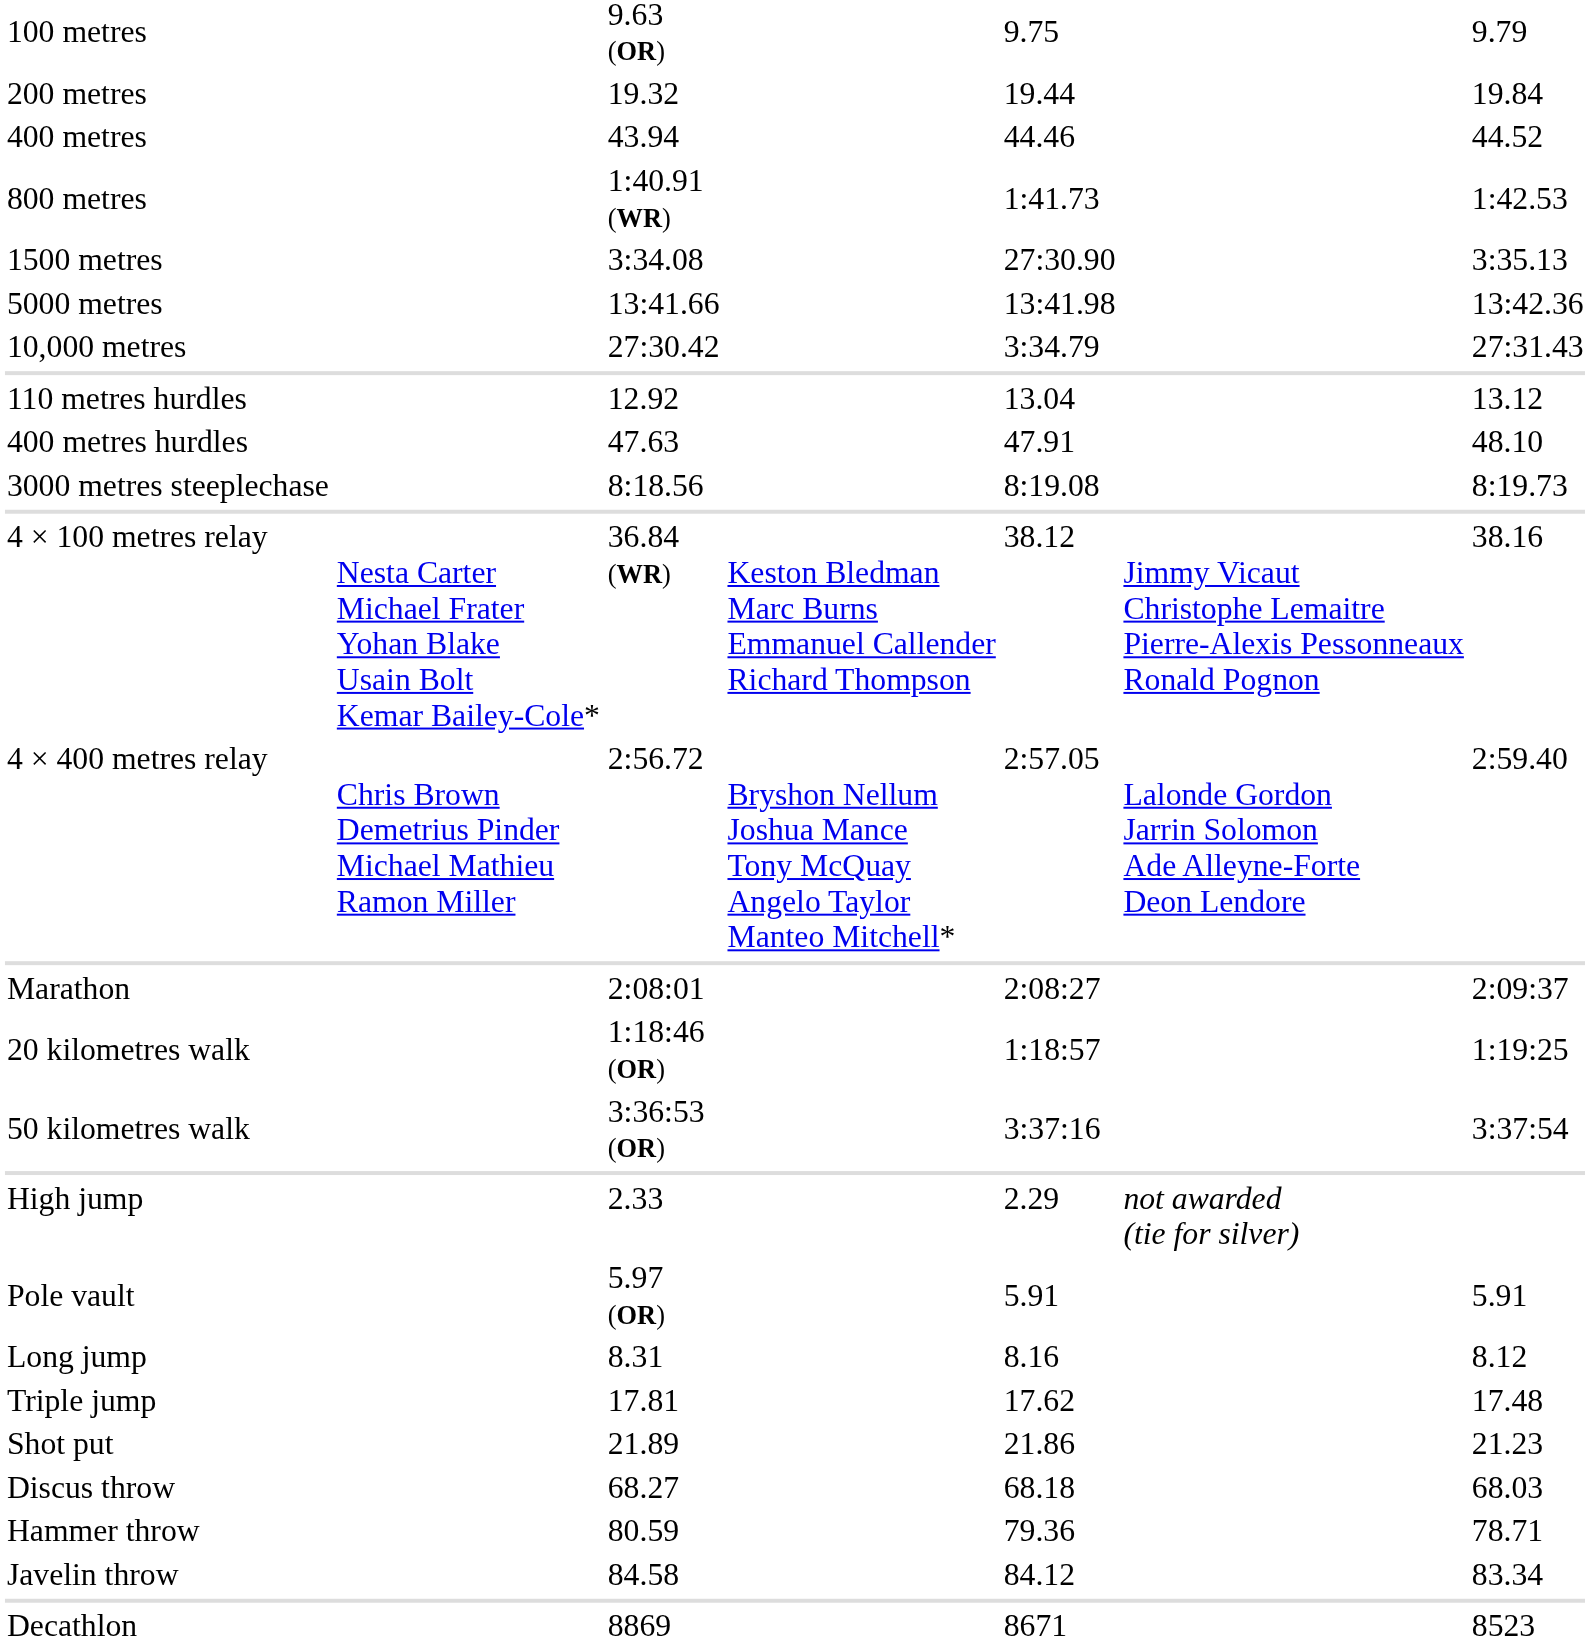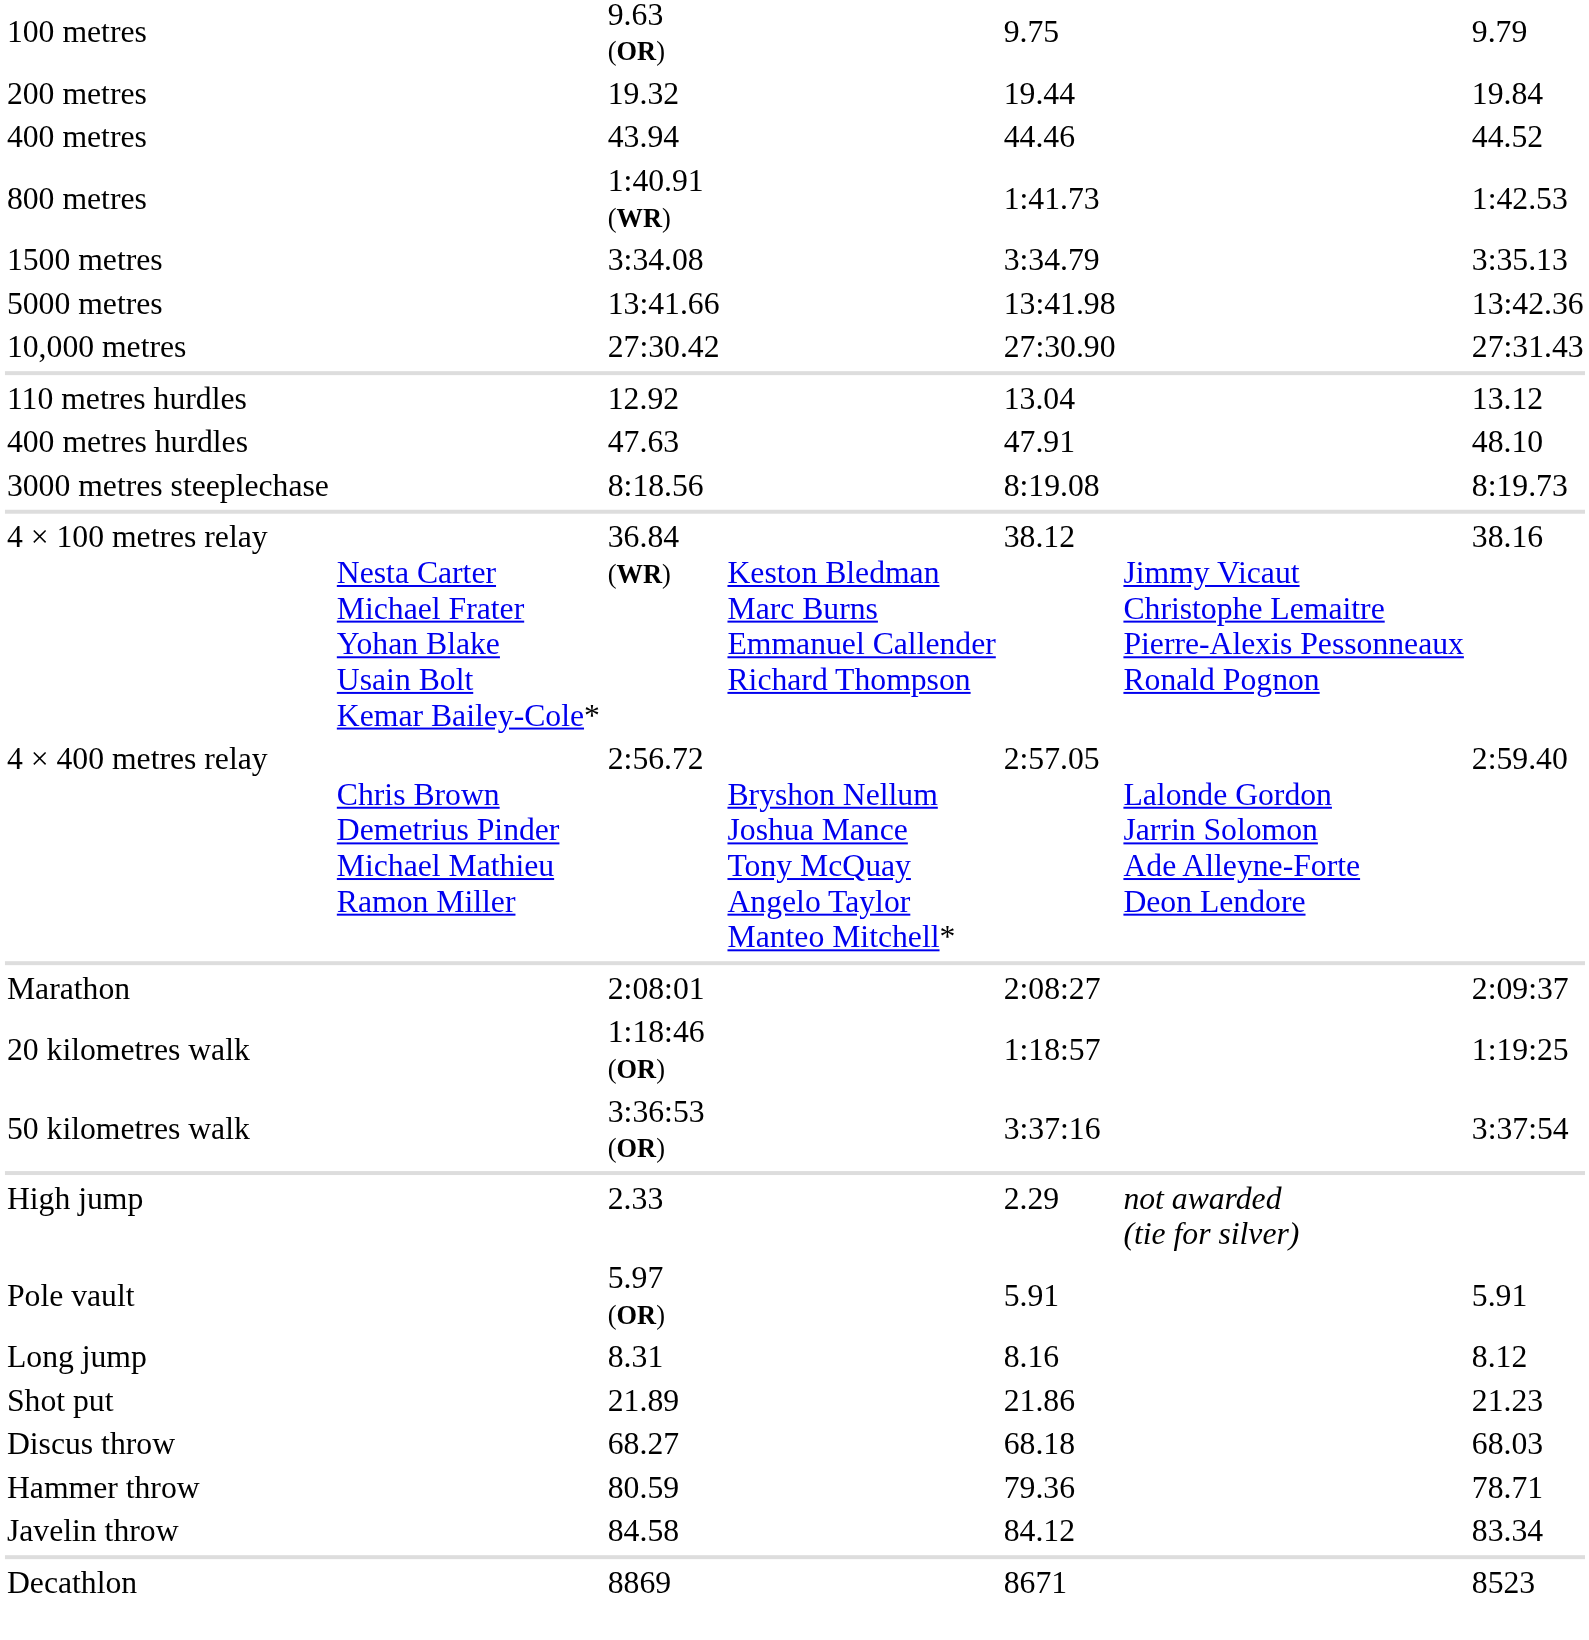(1060, 259) 27:30.90 -> (1052, 259) 3:34.79
(1052, 346) 3:34.79 -> (1060, 346) 27:30.90
- row: (82, 1400)
